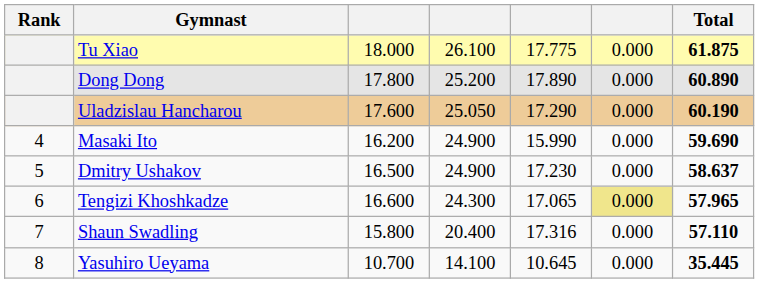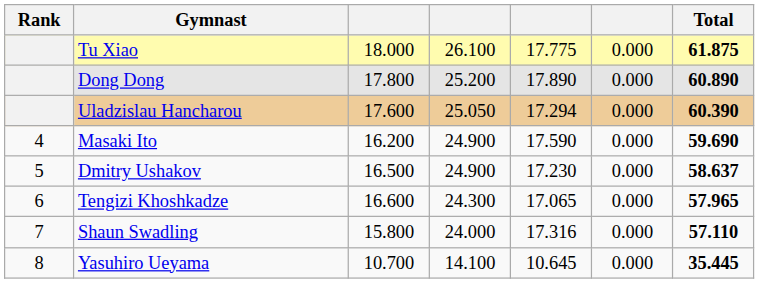(551, 110) 17.290 -> (551, 110) 17.294
(714, 110) 60.190 -> (714, 110) 60.390
(551, 141) 15.990 -> (551, 141) 17.590
(632, 201) khaki background -> (632, 201) no background
(470, 232) 20.400 -> (470, 232) 24.000
